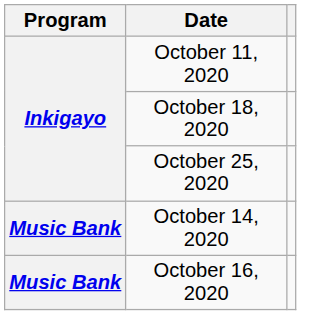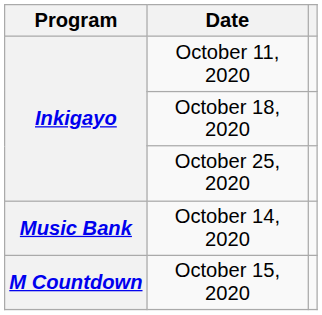+ row: (227, 282)
- row: (206, 282)
